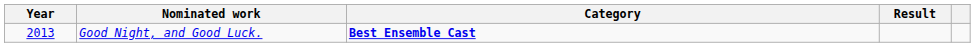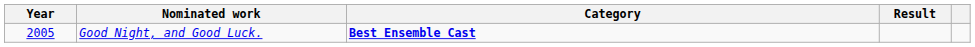(40, 33) 2013 -> (40, 33) 2005
